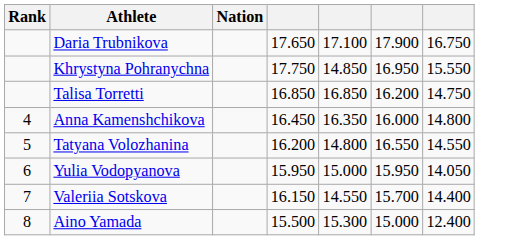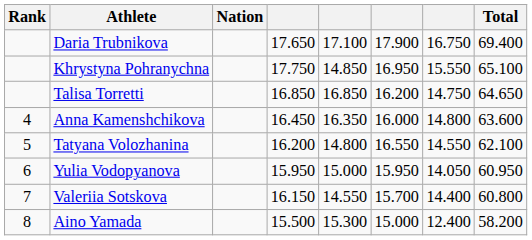+ column: (501, 17)
